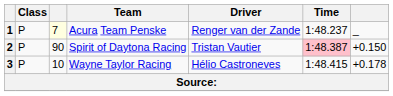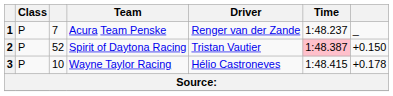(55, 30) lightyellow background -> (55, 30) no background
(58, 47) 90 -> (58, 47) 52
